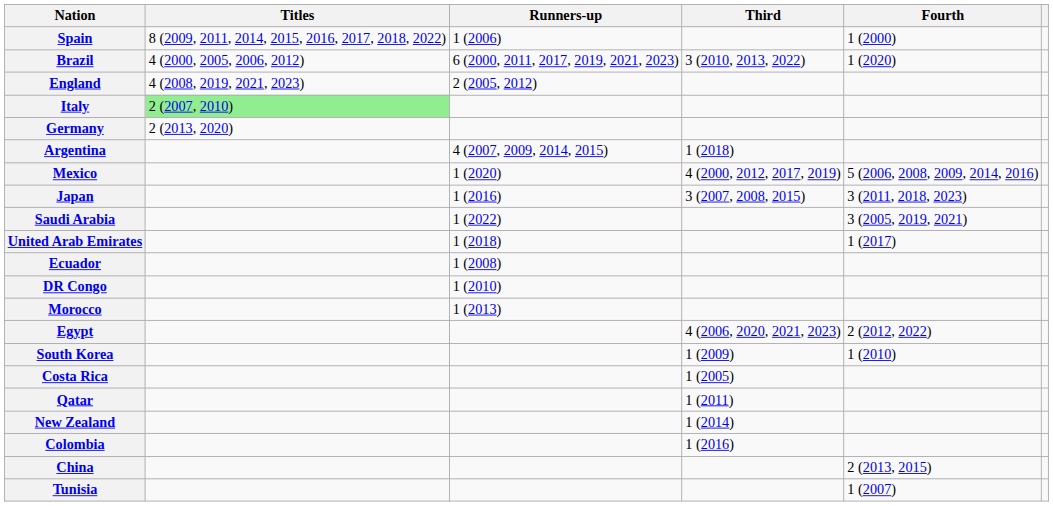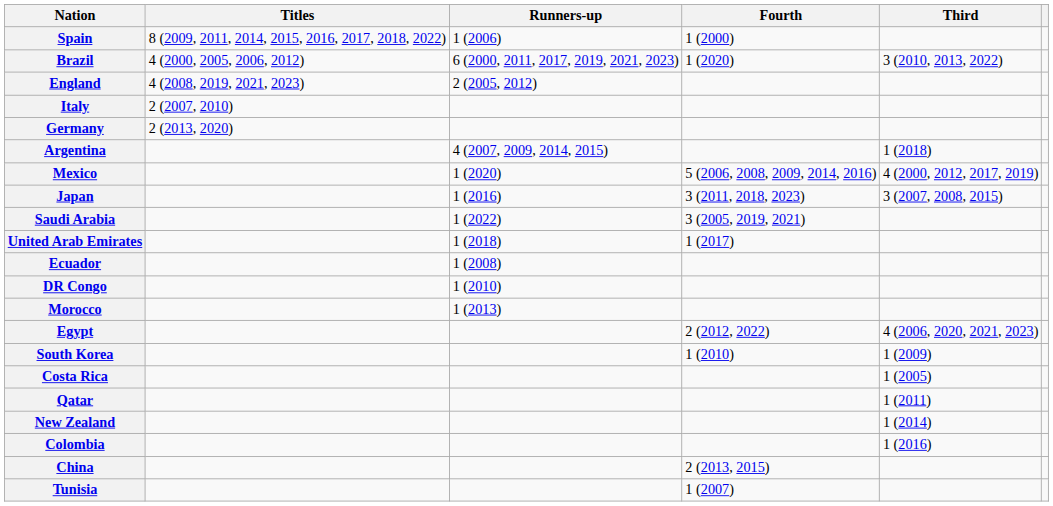columns swapped: (763, 15) <-> (943, 15)
(191, 106) lightgreen background -> (191, 106) no background
